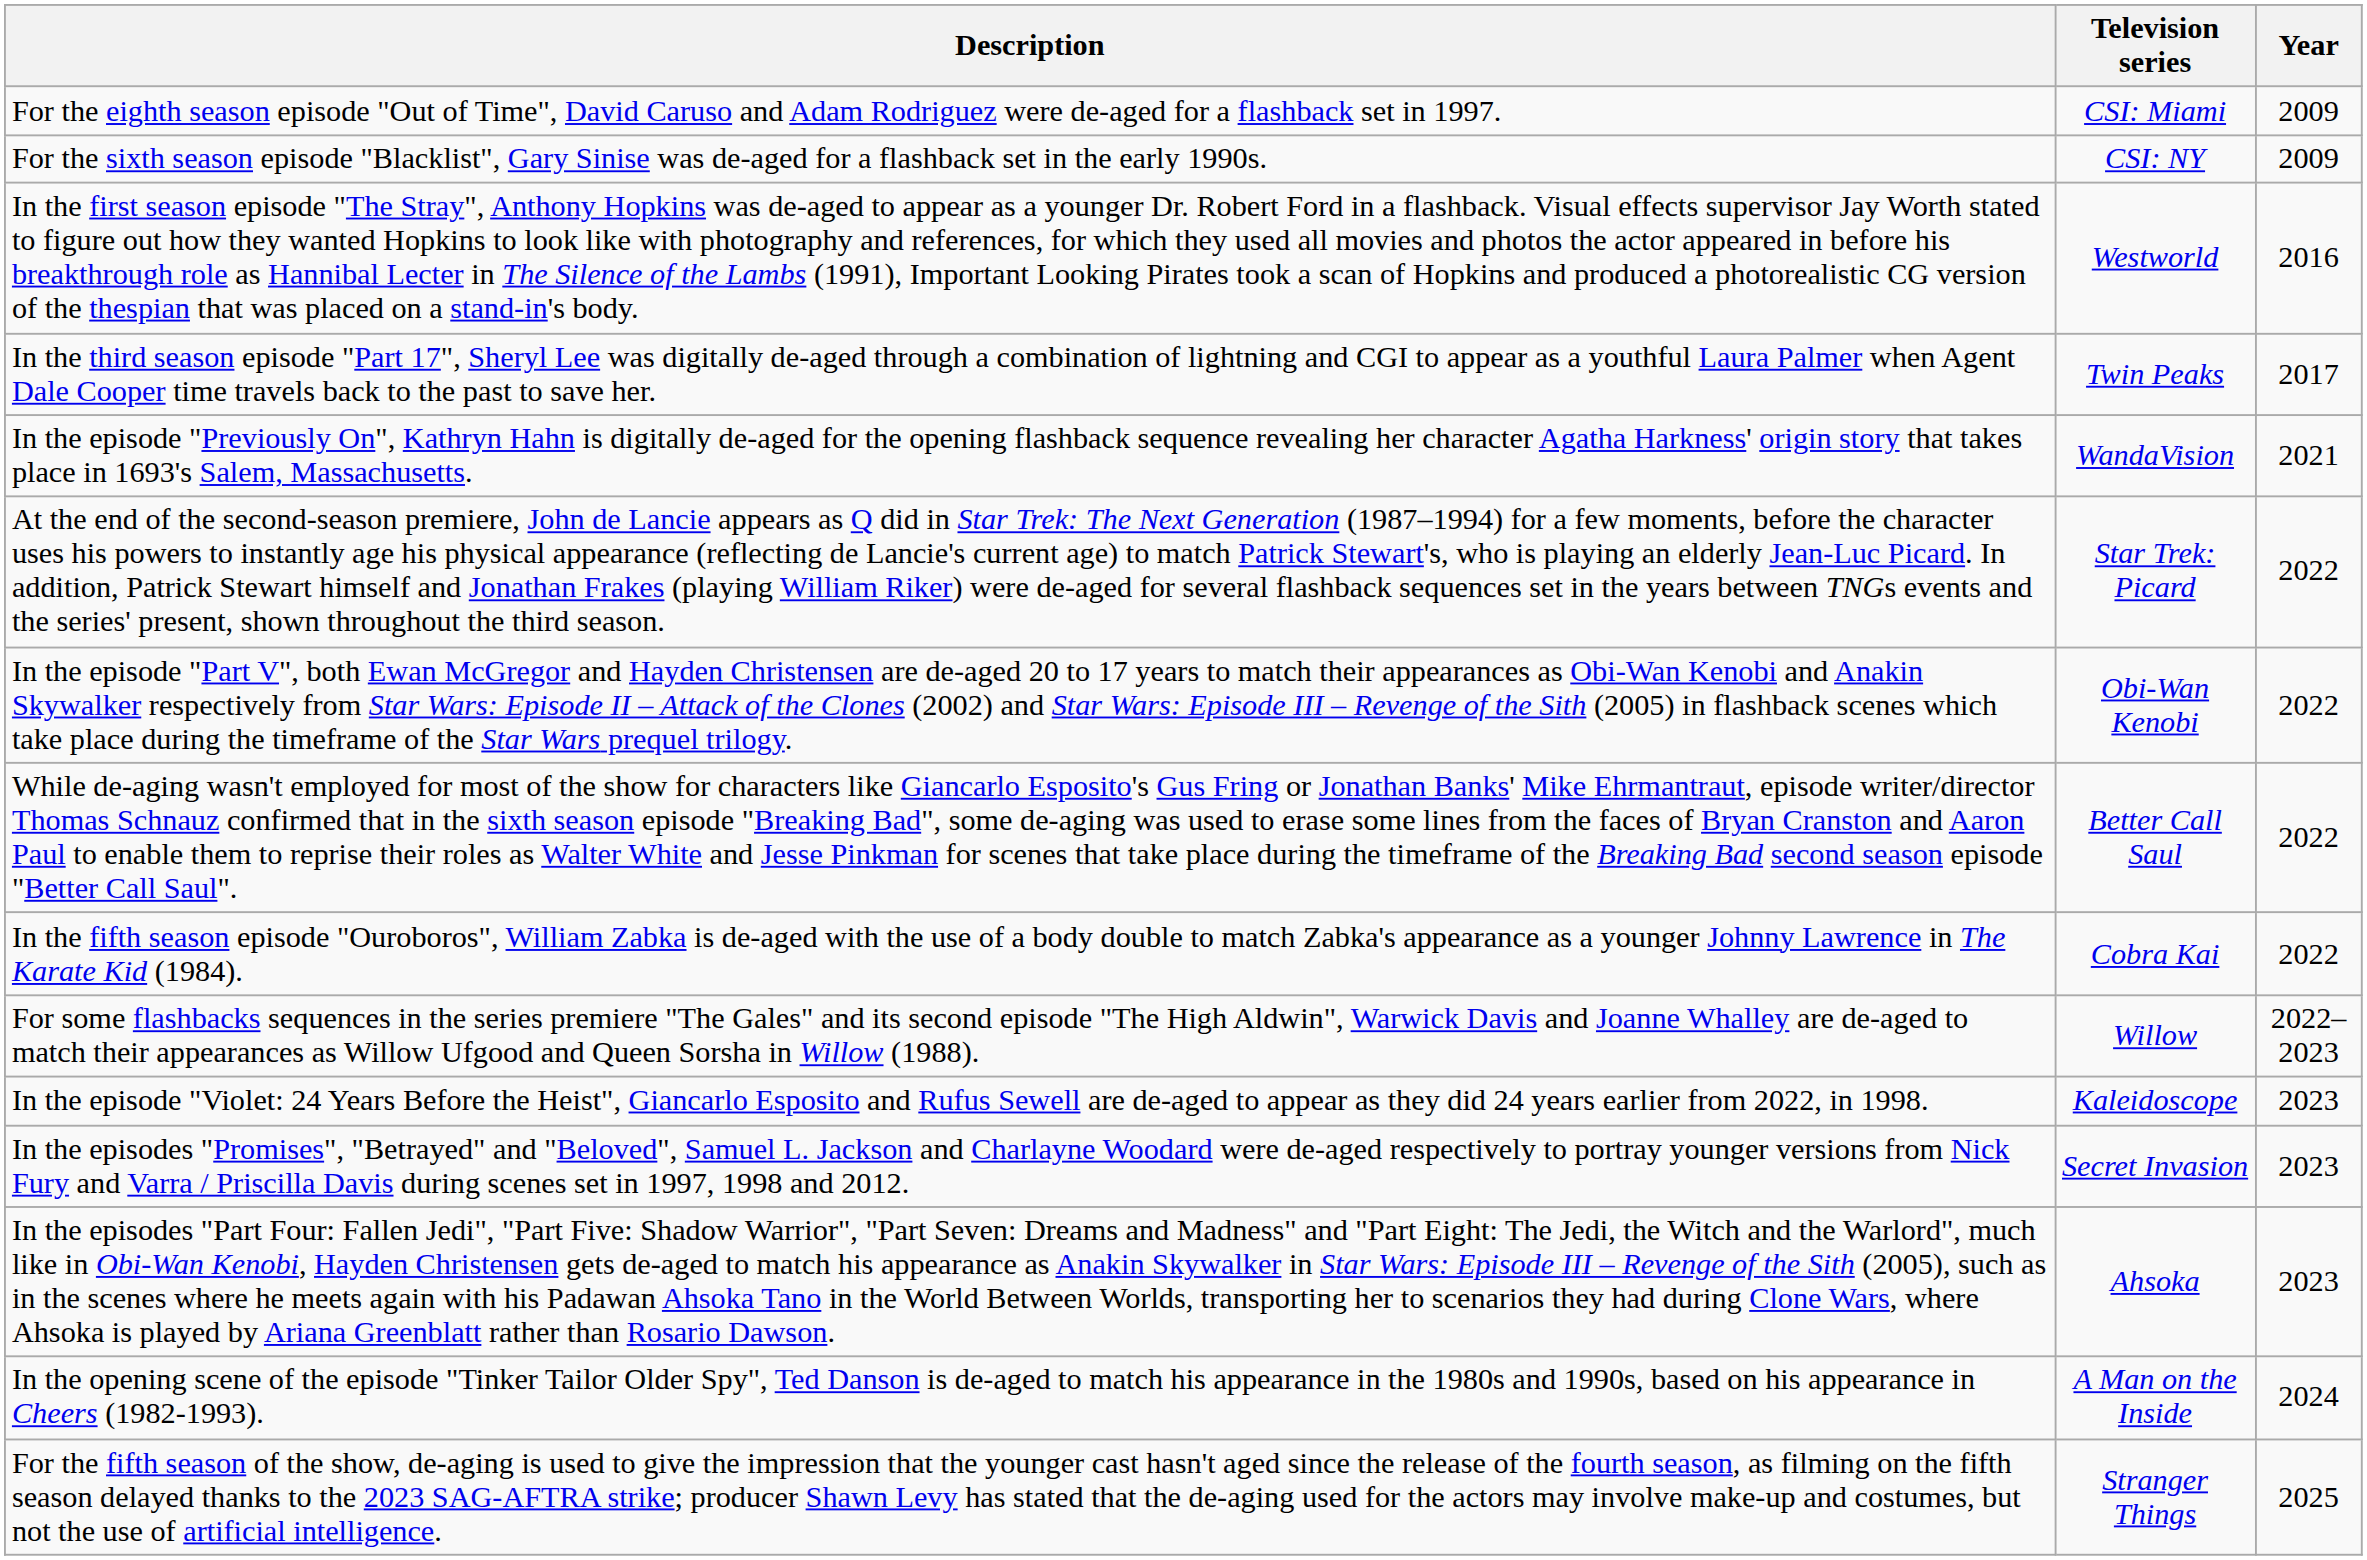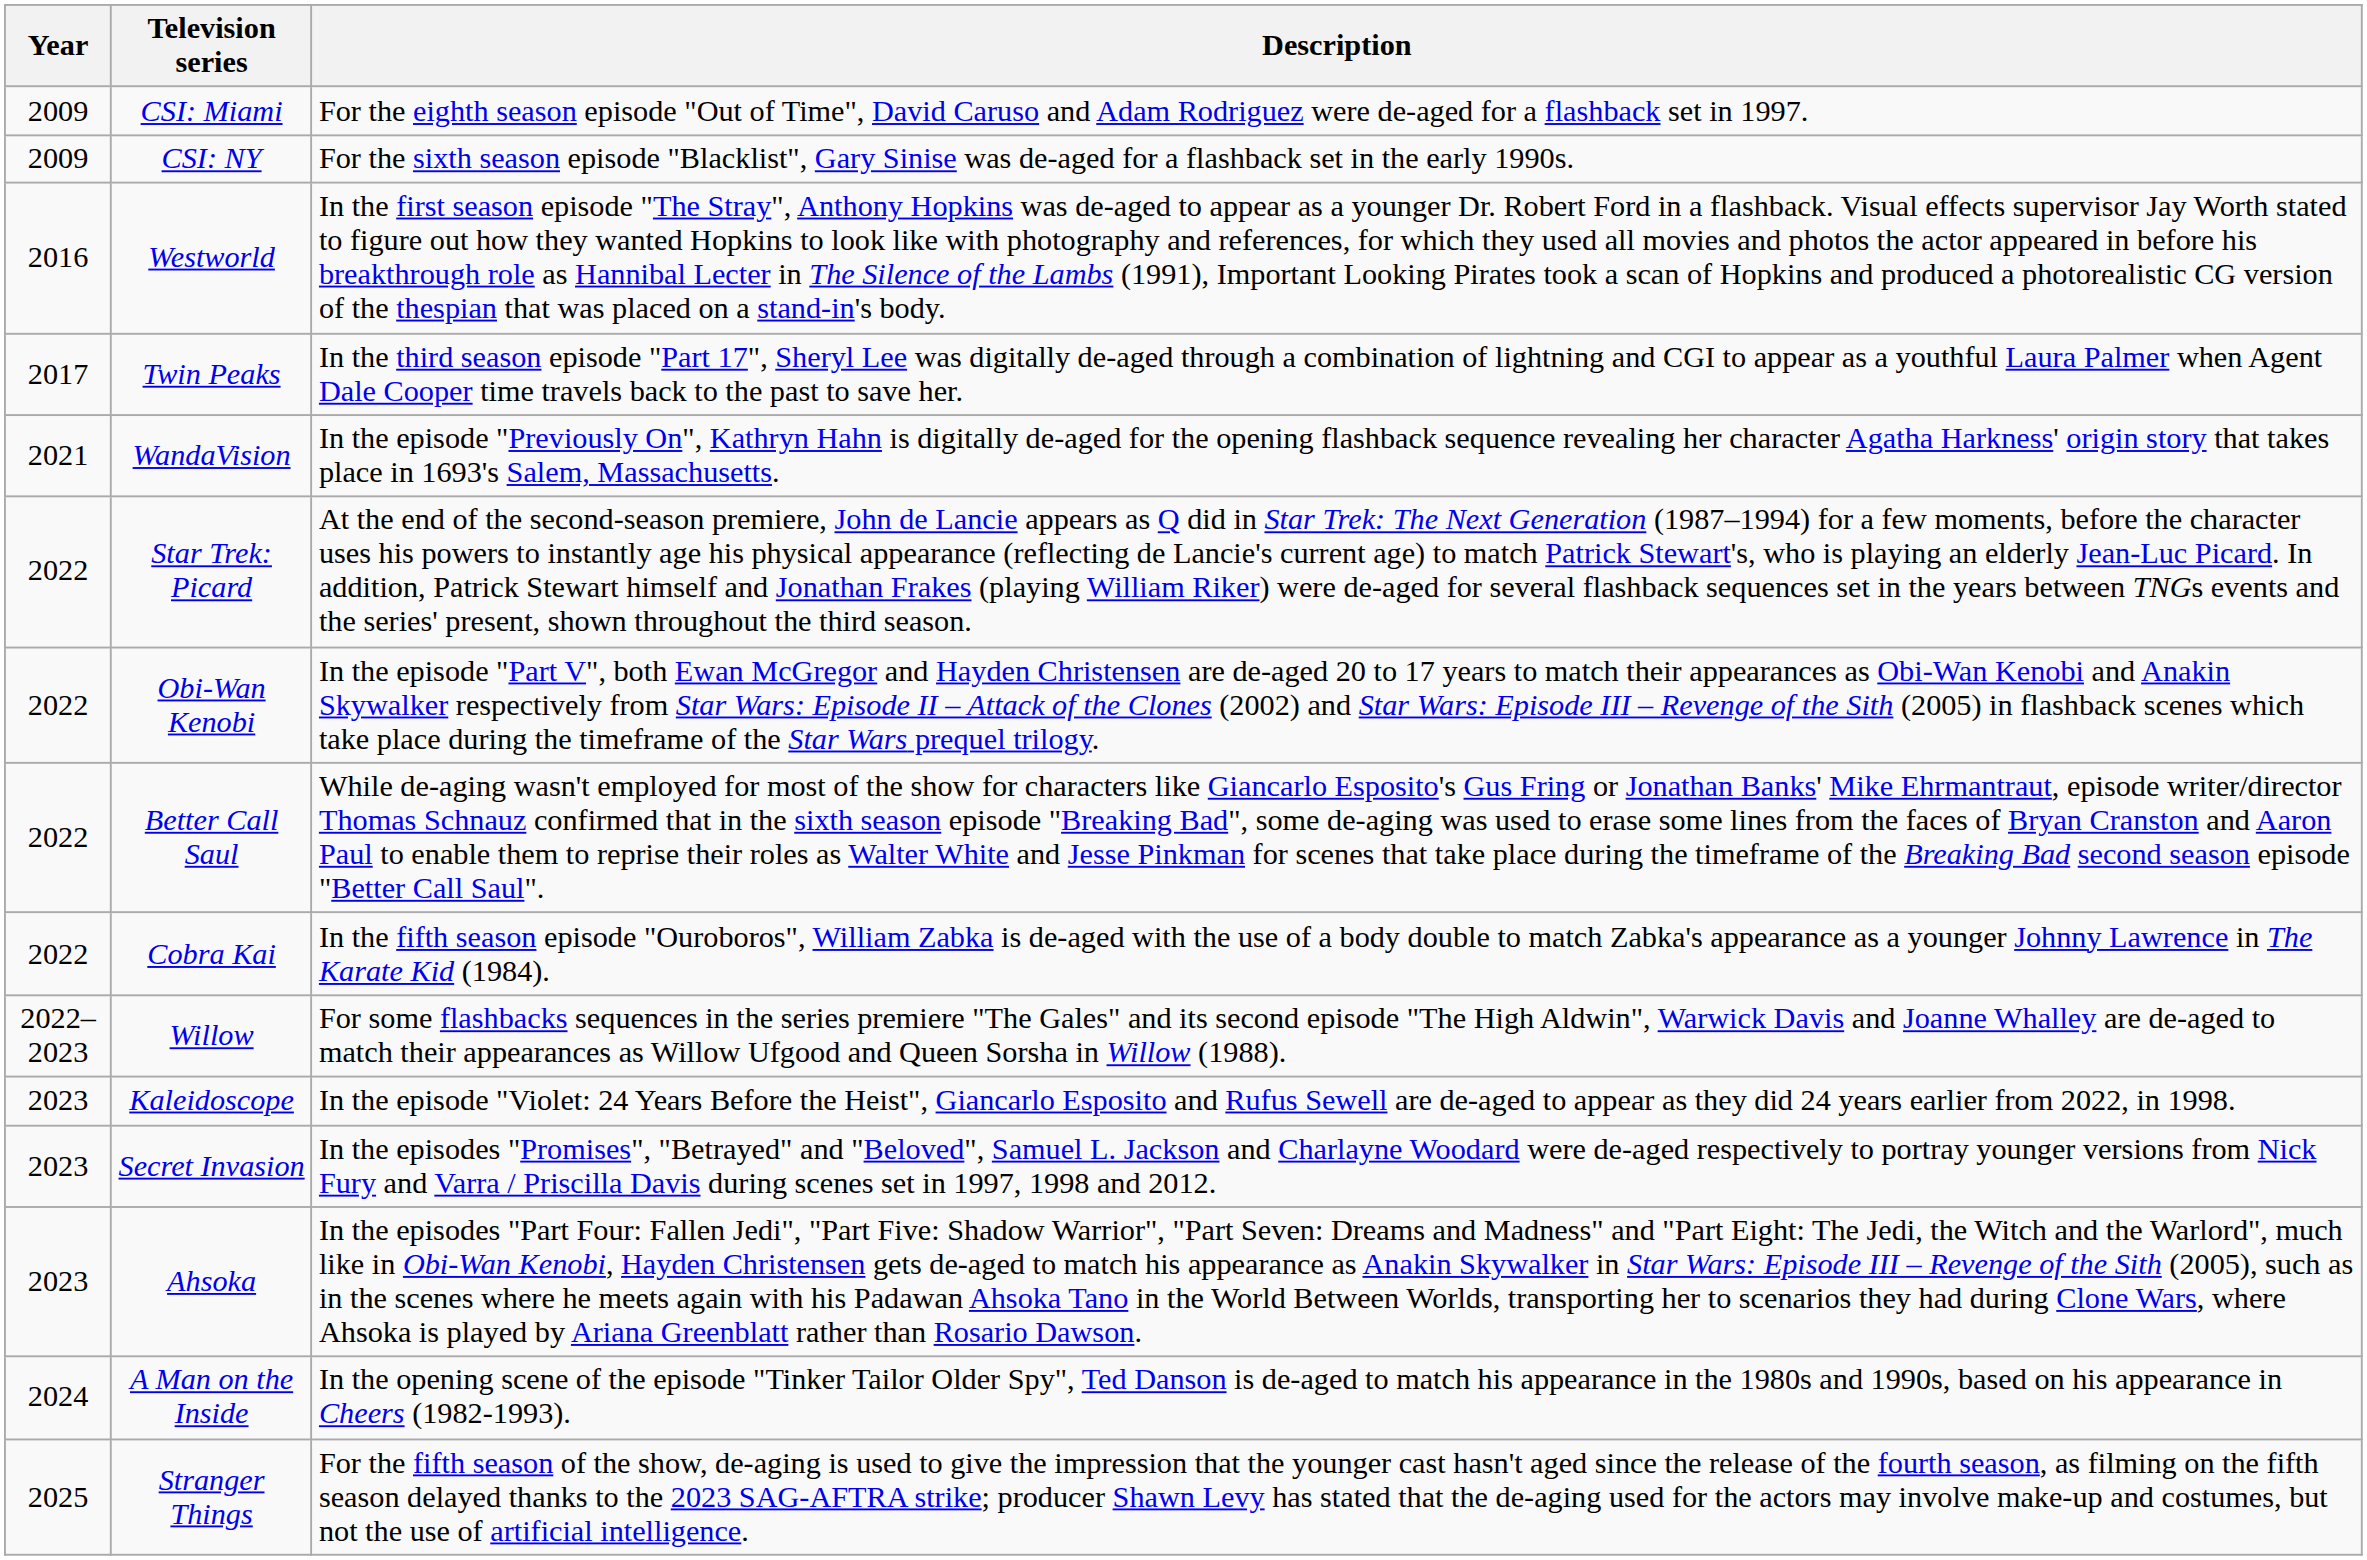columns swapped: (2309, 45) <-> (1030, 45)
